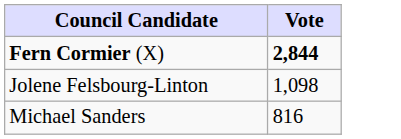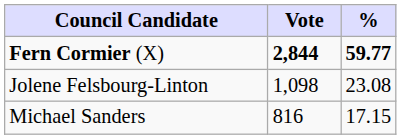+ column: (368, 20)
